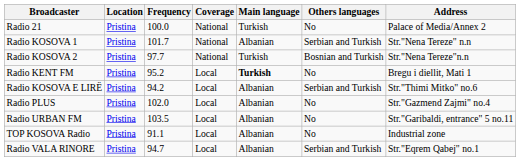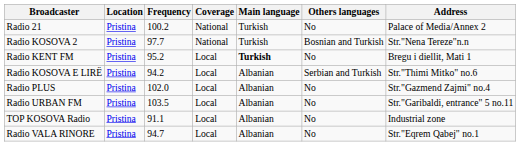(158, 27) 100.0 -> (158, 27) 100.2
- row: (42, 42)
(343, 149) Serbian and Turkish -> (310, 133) No
